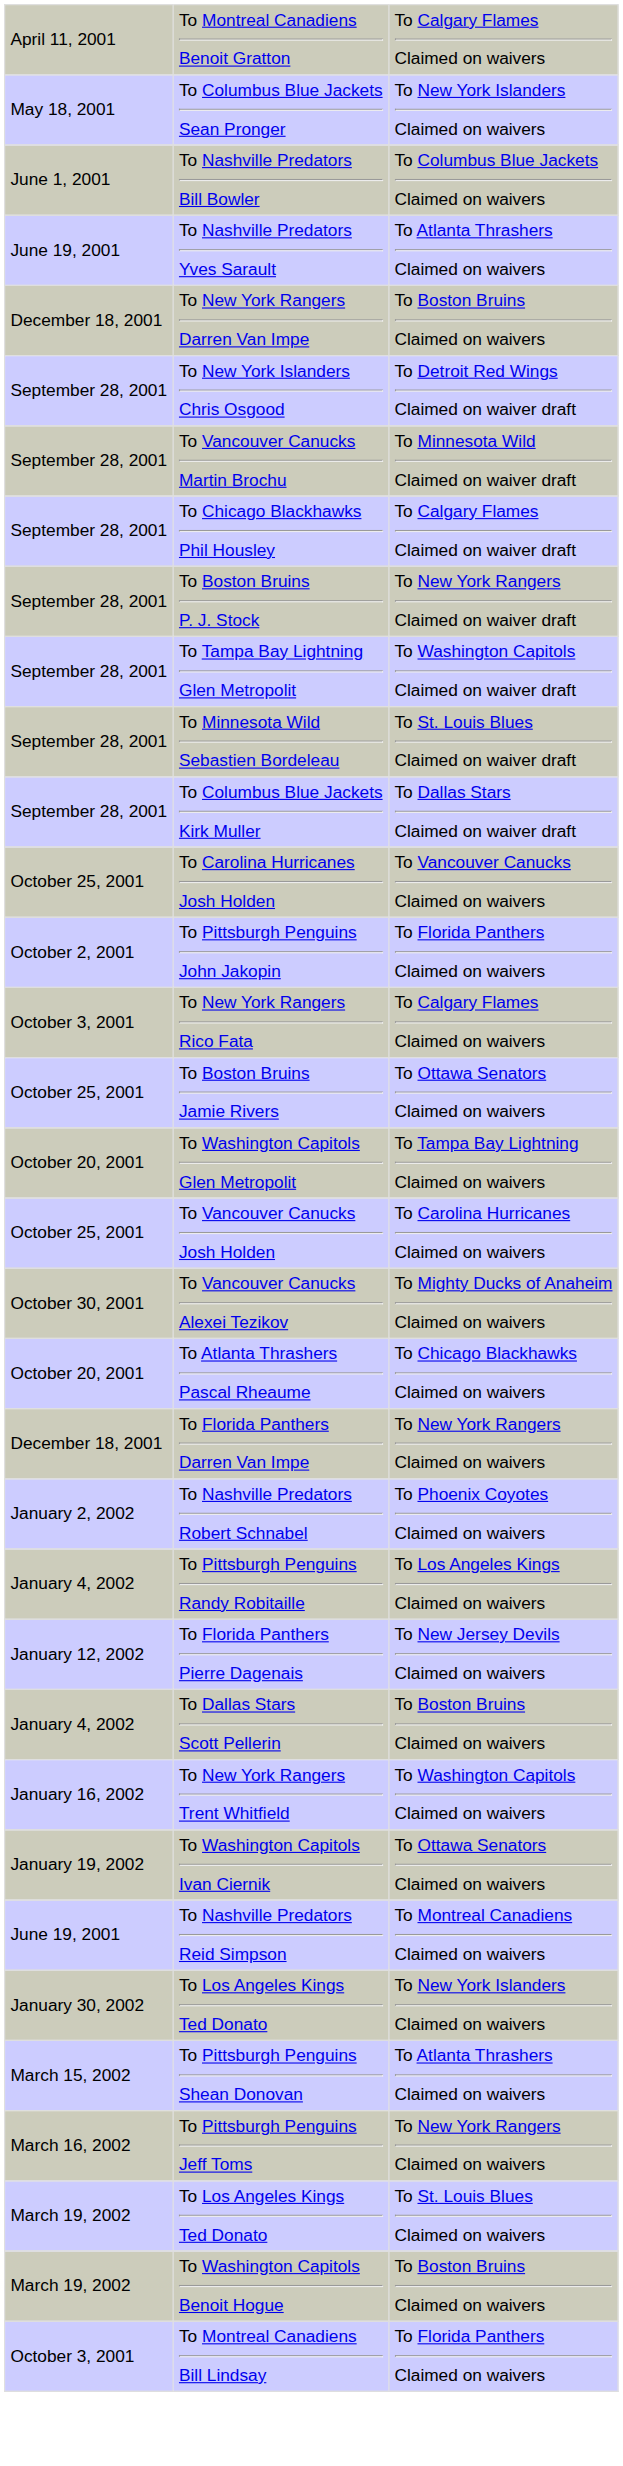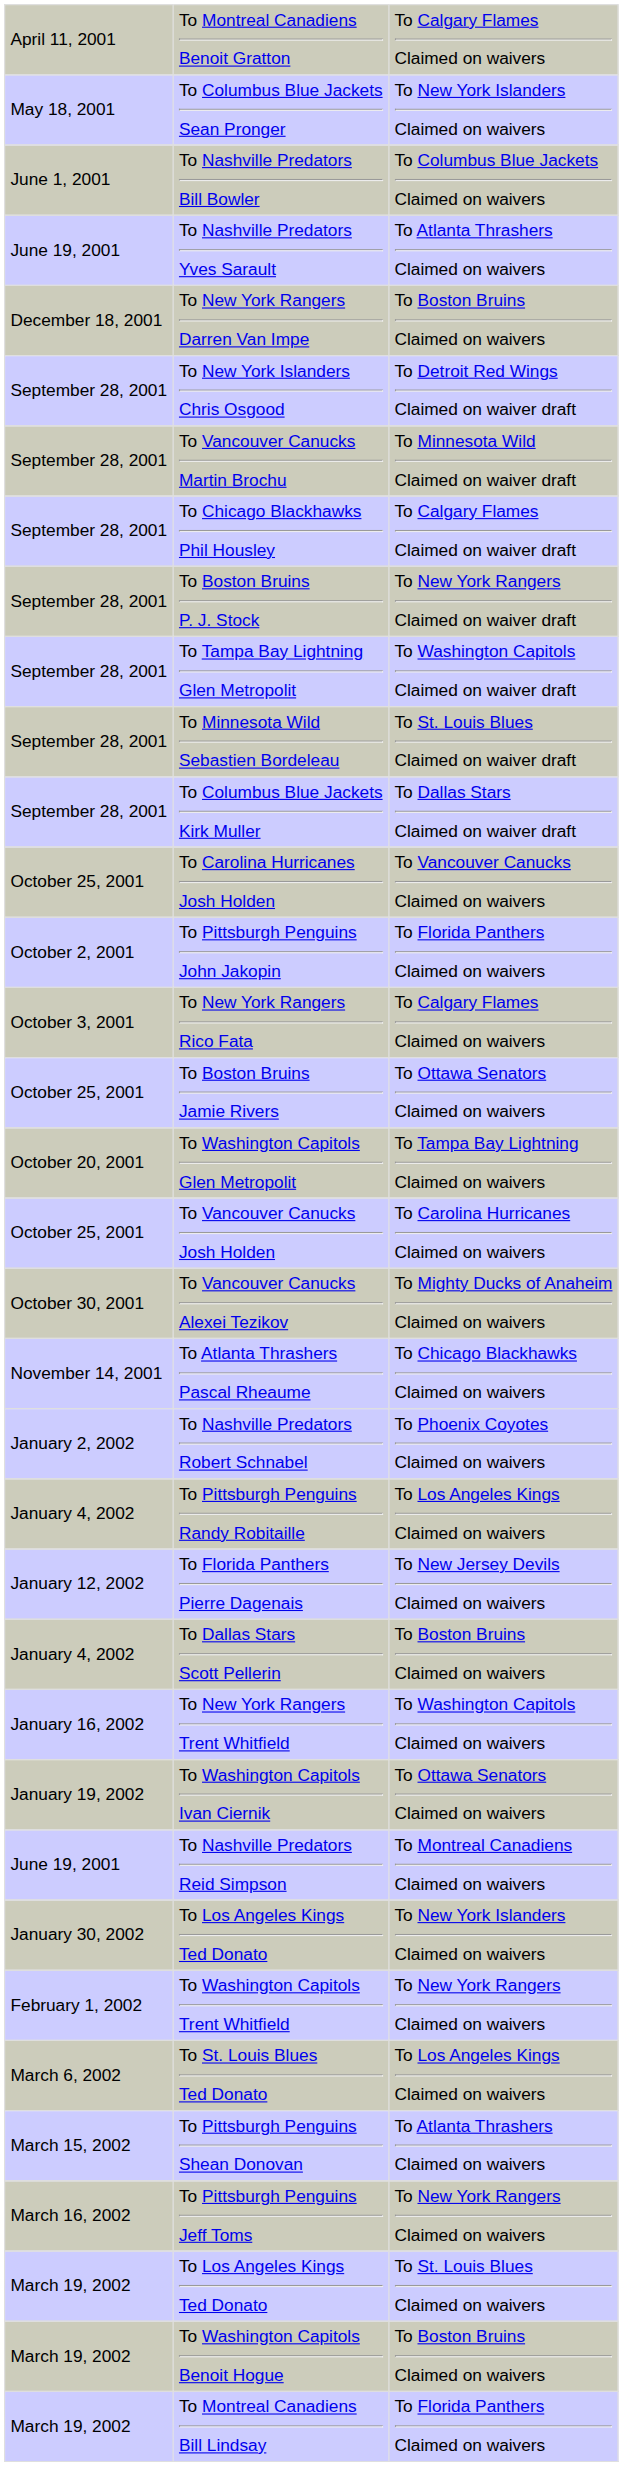(77, 1373) October 20, 2001 -> (86, 1373) November 14, 2001
- row: (281, 1443)
+ row: (281, 2005)
+ row: (281, 2075)
(72, 2356) October 3, 2001 -> (71, 2426) March 19, 2002
